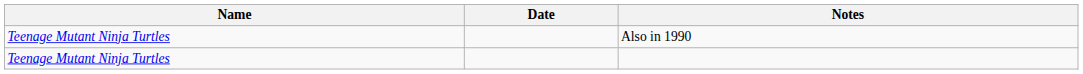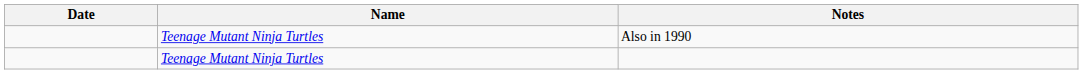columns swapped: (234, 15) <-> (541, 15)
